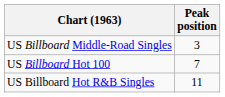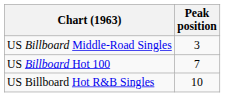(197, 82) 11 -> (197, 82) 10
